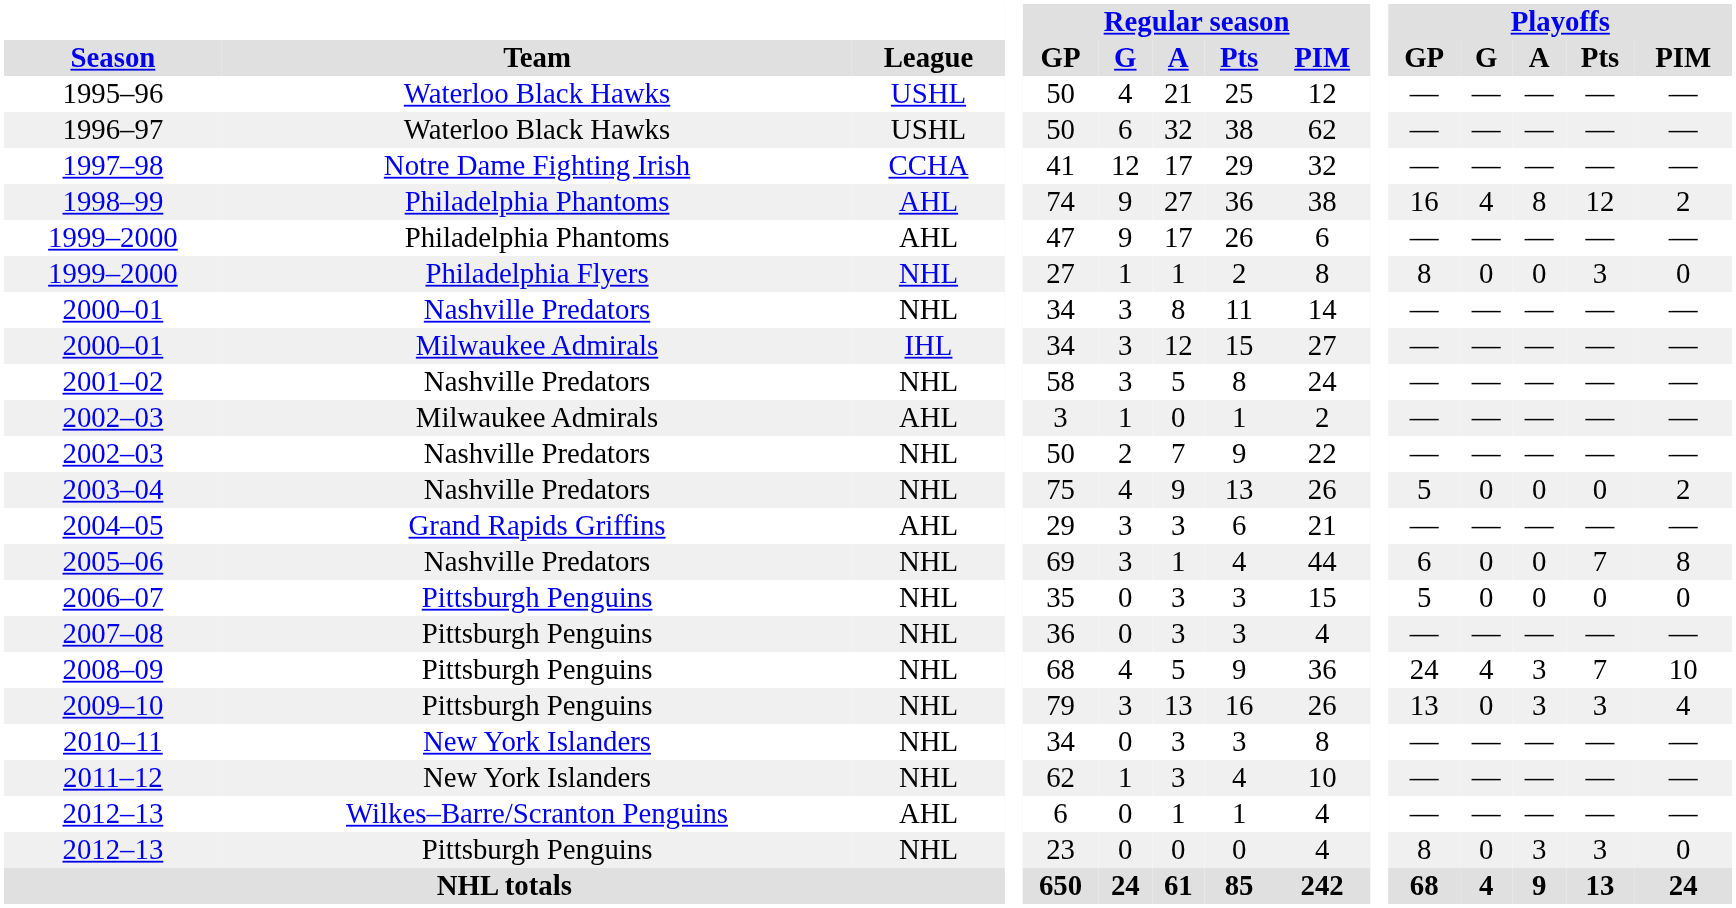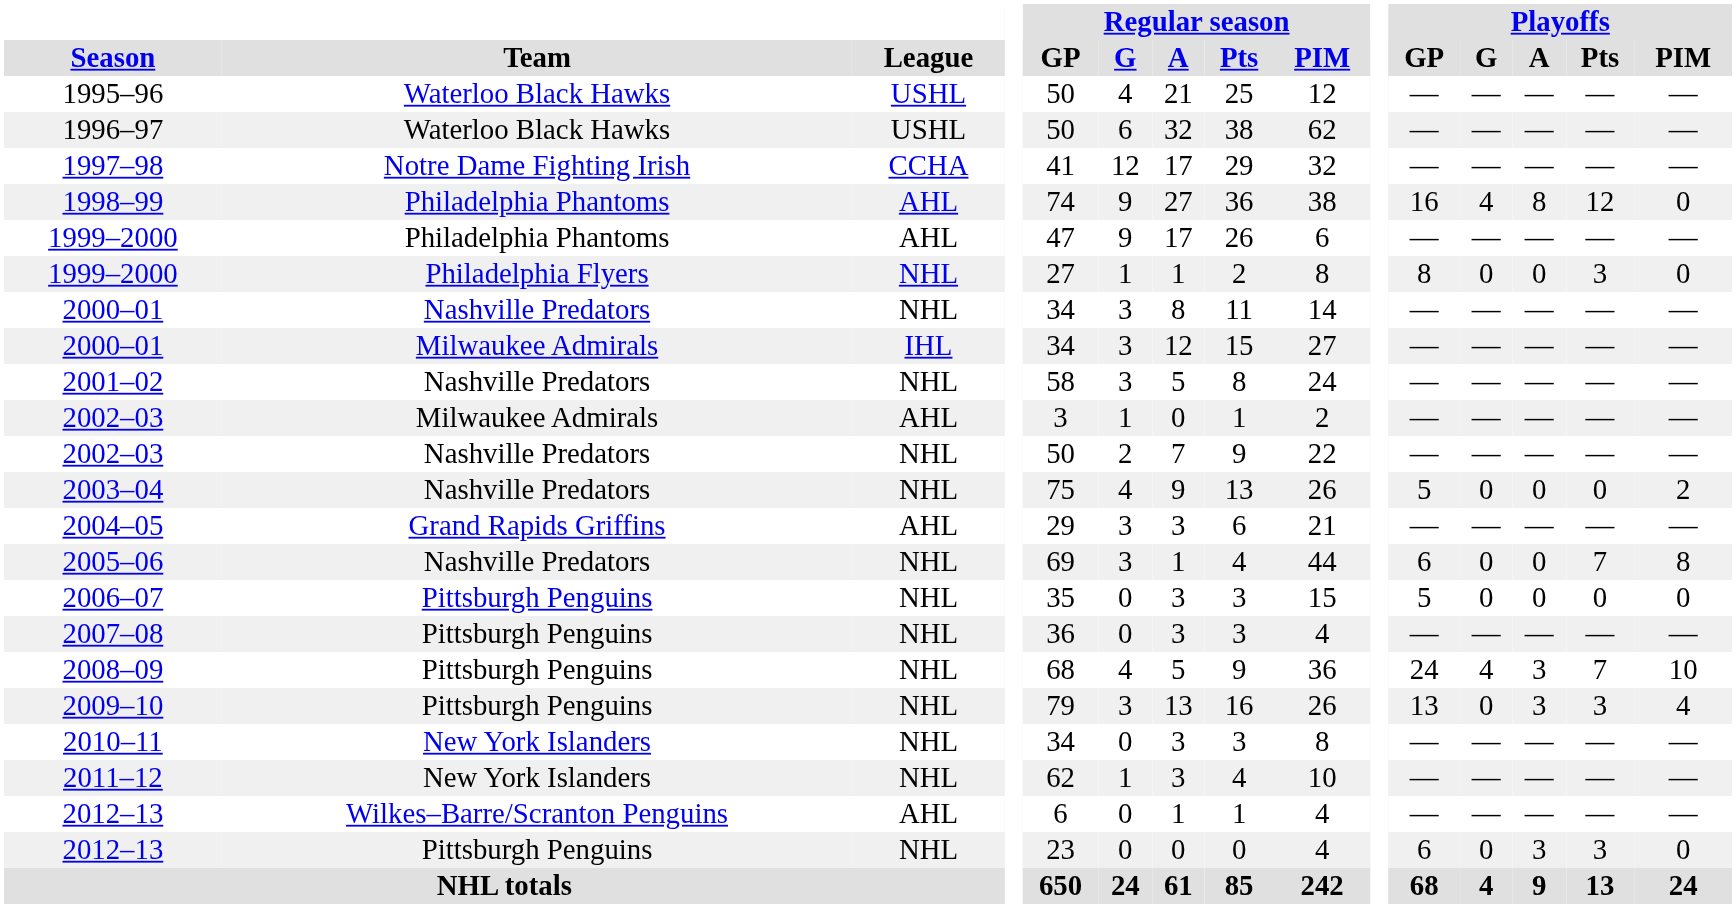(1683, 201) 2 -> (1683, 201) 0
(1424, 849) 8 -> (1424, 849) 6
